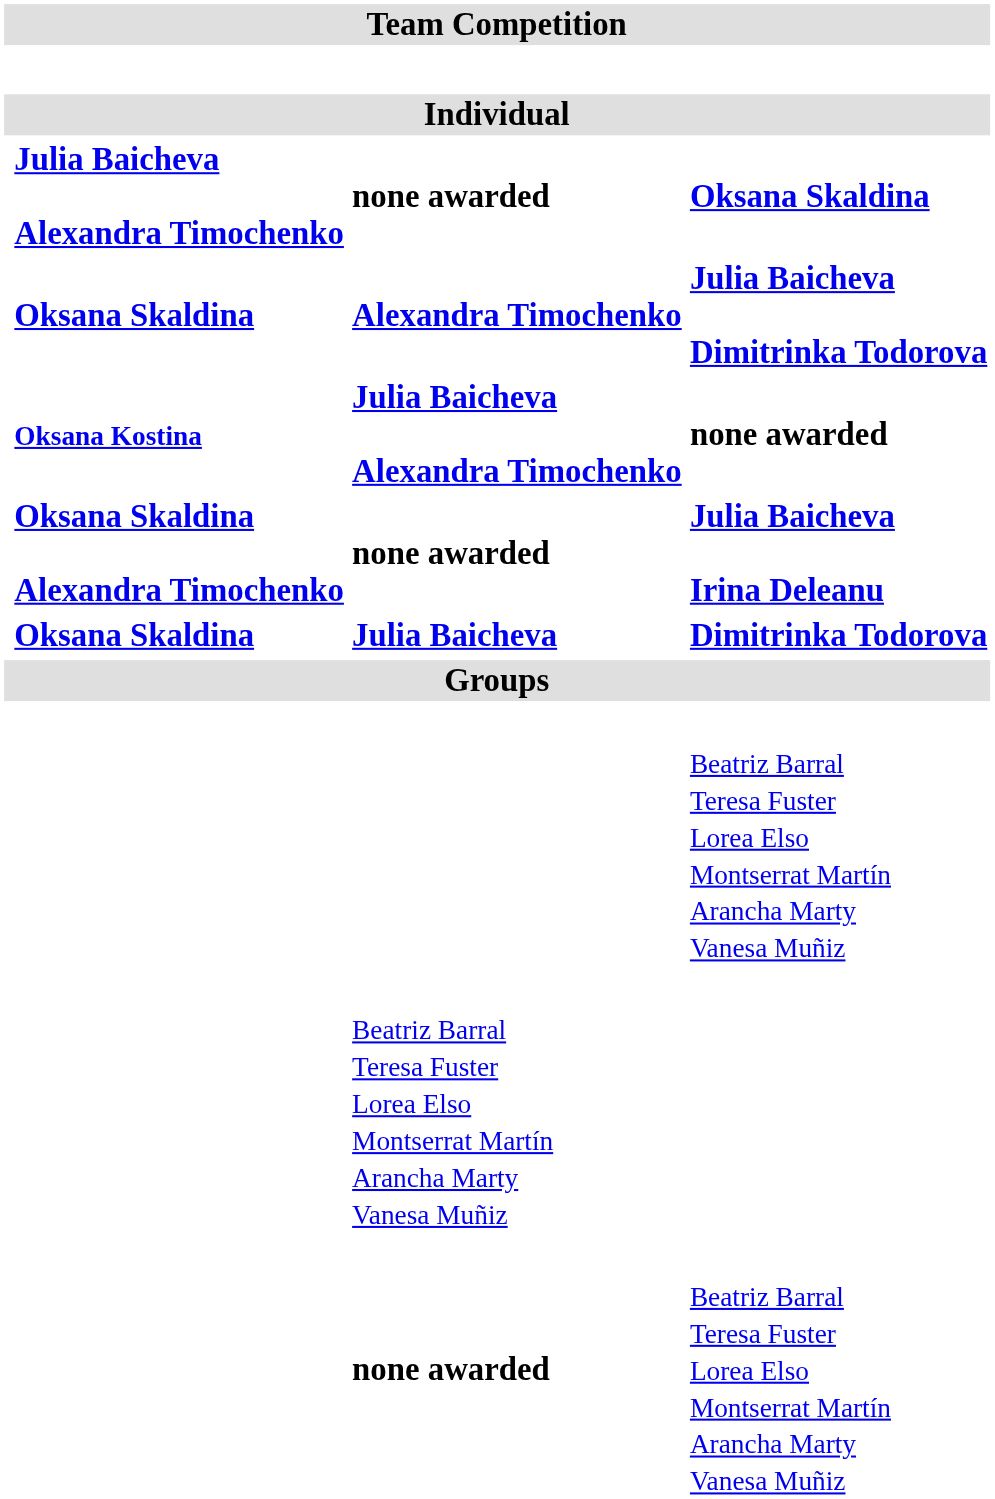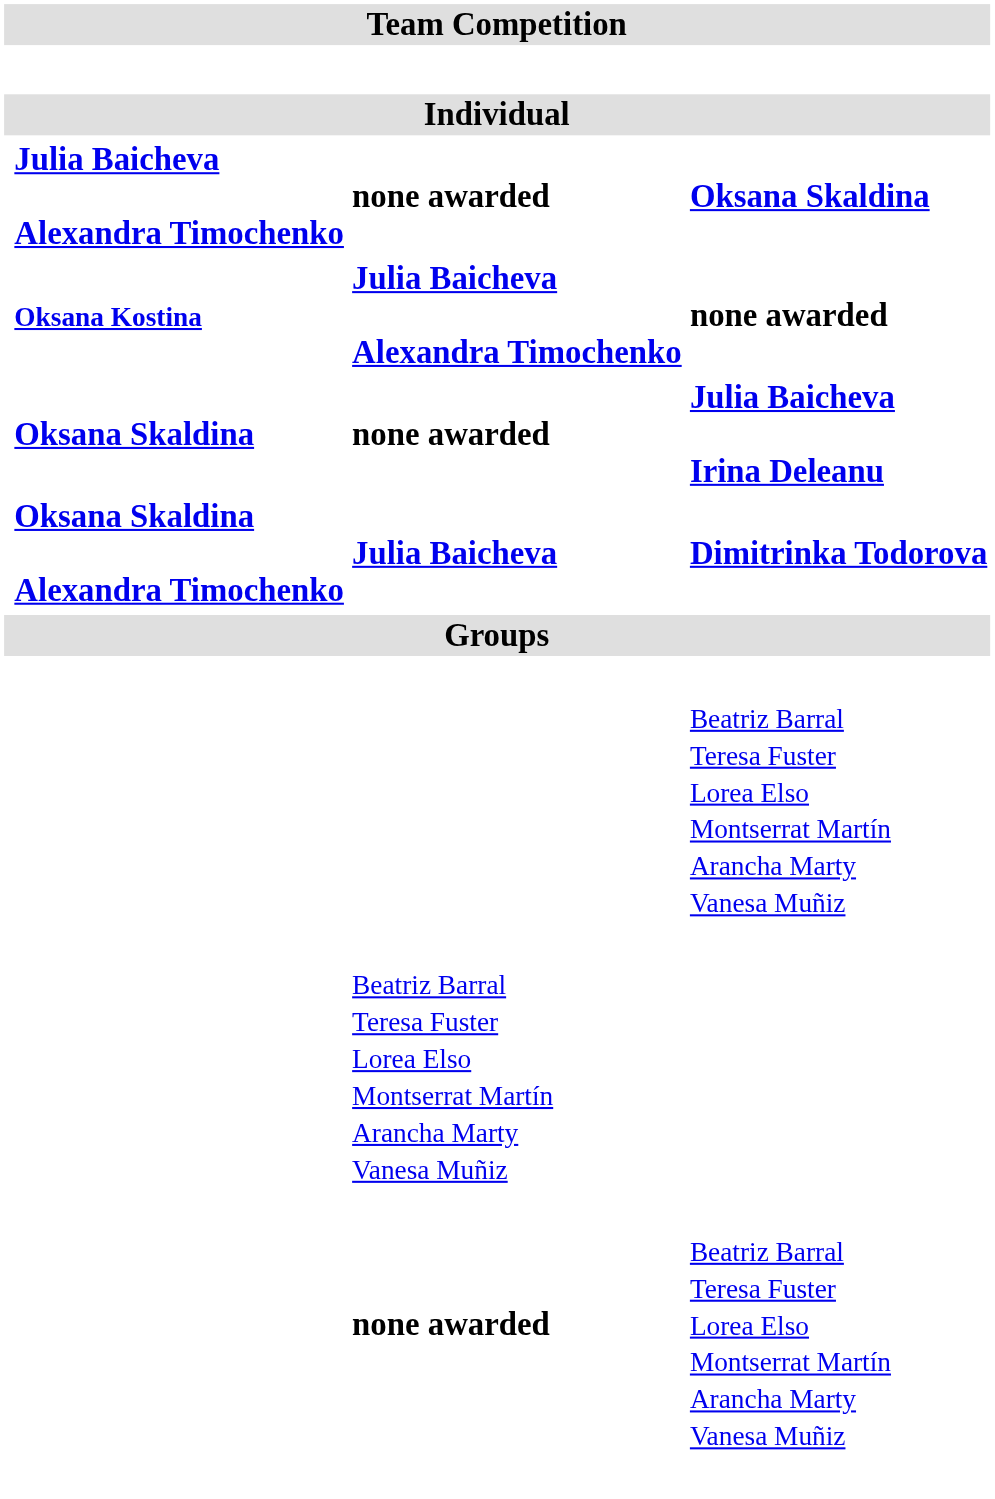- row: (517, 315)
(179, 552) Oksana Skaldina Alexandra Timochenko -> (134, 434) Oksana Skaldina
(134, 634) Oksana Skaldina -> (179, 552) Oksana Skaldina Alexandra Timochenko
